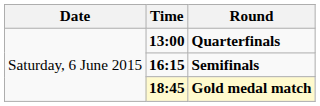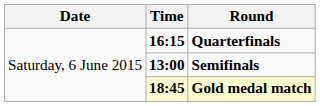(167, 40) 13:00 -> (167, 40) 16:15
(167, 64) 16:15 -> (167, 64) 13:00
